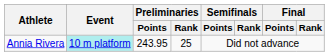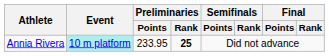(152, 44) 243.95 -> (152, 44) 233.95
(186, 44) normal -> (186, 44) bold
